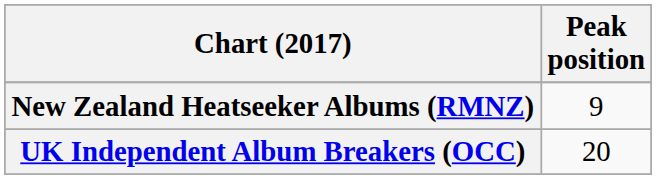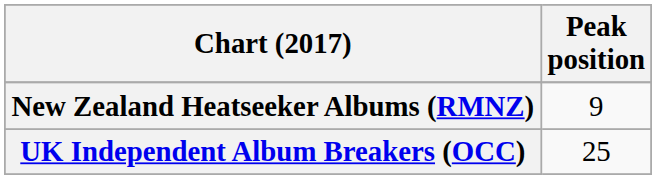(596, 151) 20 -> (596, 151) 25
